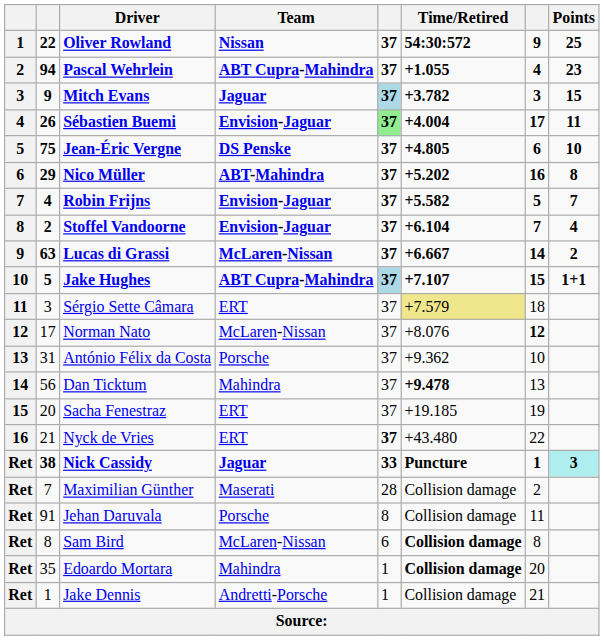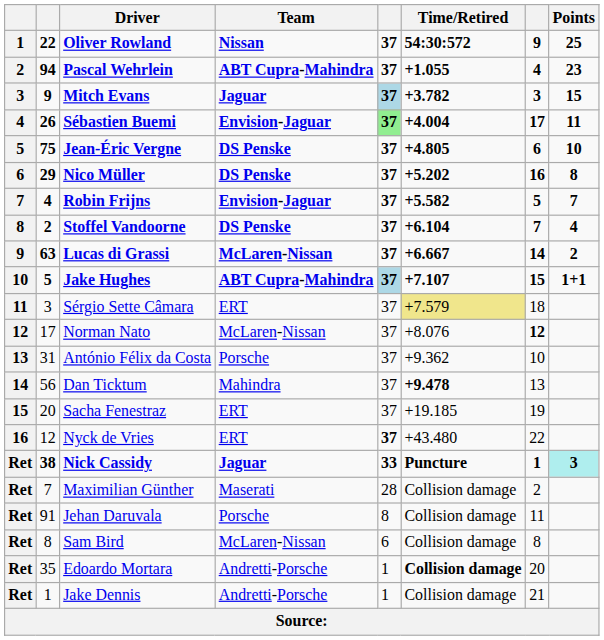(271, 174) ABT-Mahindra -> (255, 174) DS Penske
(275, 227) Envision-Jaguar -> (255, 227) DS Penske
(48, 437) 21 -> (48, 437) 12
(463, 542) bold -> (460, 542) normal
(250, 568) Mahindra -> (273, 568) Andretti-Porsche
